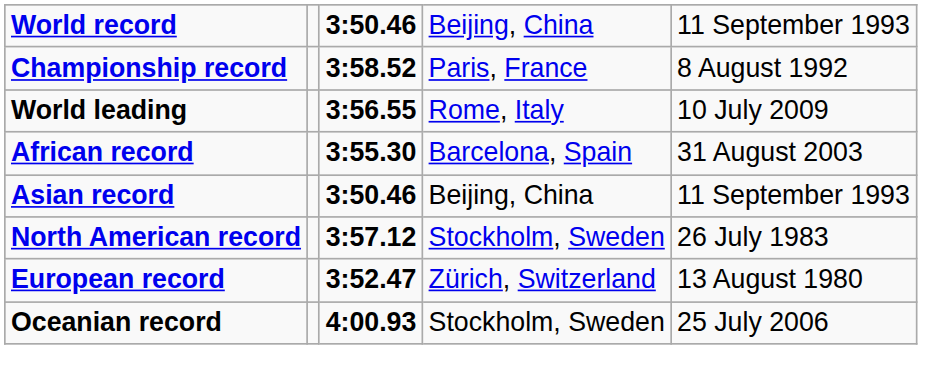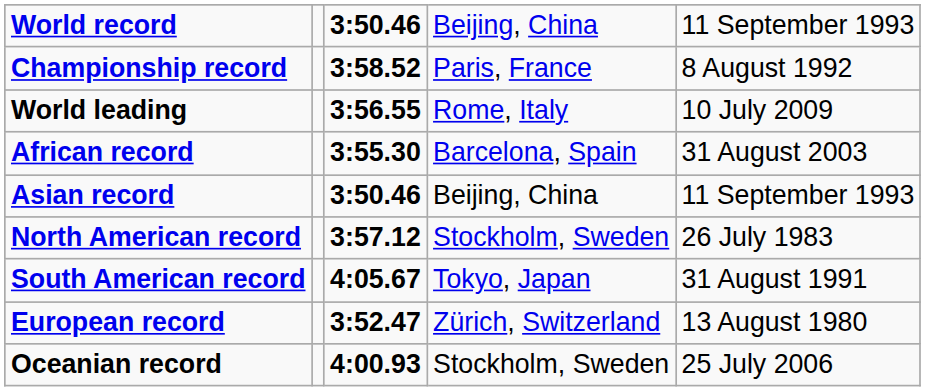+ row: (158, 279)
